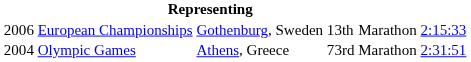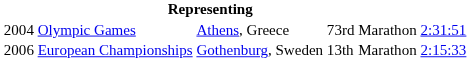rows swapped: (87, 50) <-> (115, 29)
